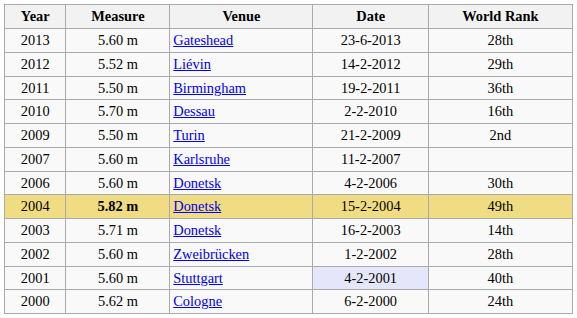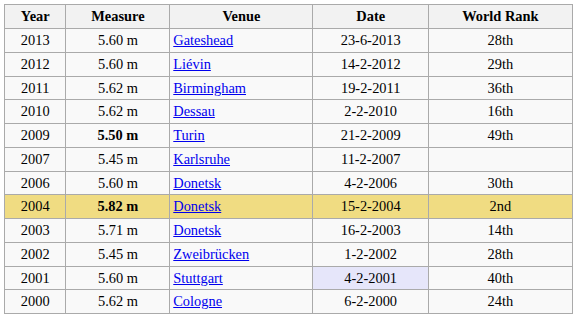(118, 64) 5.52 m -> (118, 64) 5.60 m
(118, 88) 5.50 m -> (118, 88) 5.62 m
(118, 111) 5.70 m -> (118, 111) 5.62 m
(118, 135) normal -> (118, 135) bold
(500, 135) 2nd -> (500, 135) 49th
(118, 159) 5.60 m -> (118, 159) 5.45 m
(500, 206) 49th -> (500, 206) 2nd
(118, 254) 5.60 m -> (118, 254) 5.45 m
